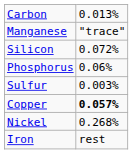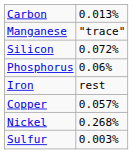rows swapped: (27, 85) <-> (20, 139)
(99, 103) bold -> (99, 103) normal
